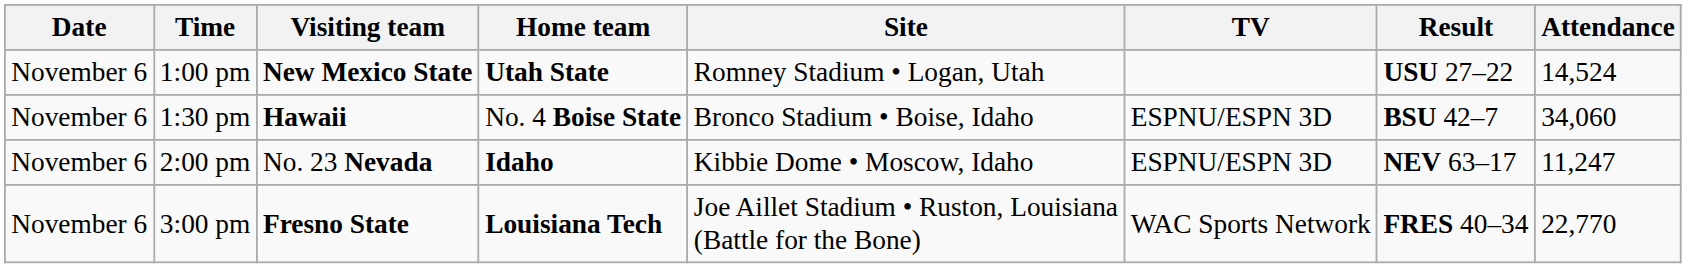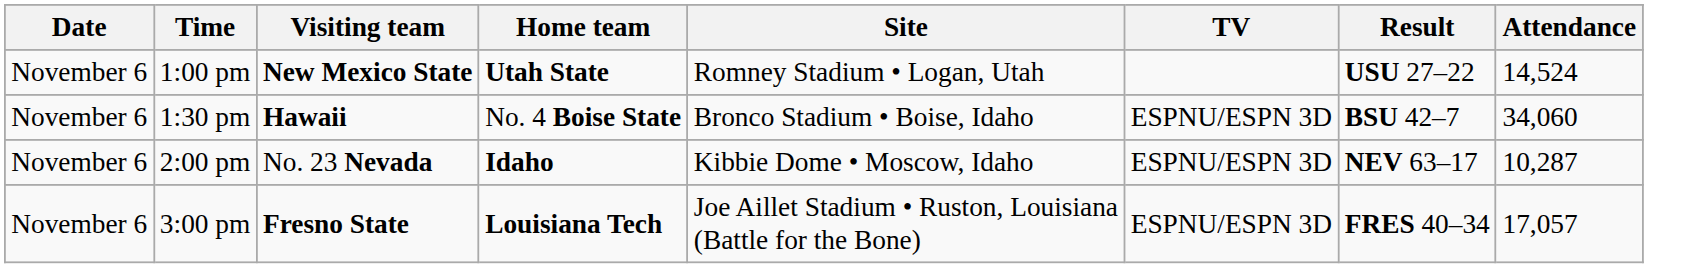(1578, 162) 11,247 -> (1540, 162) 10,287
(1251, 223) WAC Sports Network -> (1231, 223) ESPNU/ESPN 3D
(1579, 223) 22,770 -> (1540, 223) 17,057
